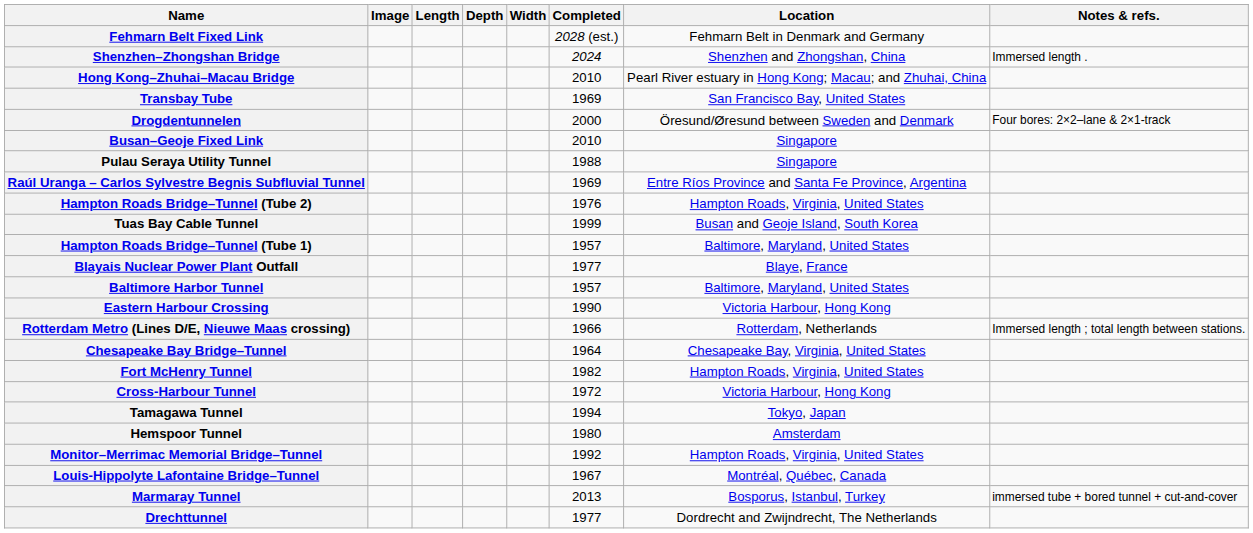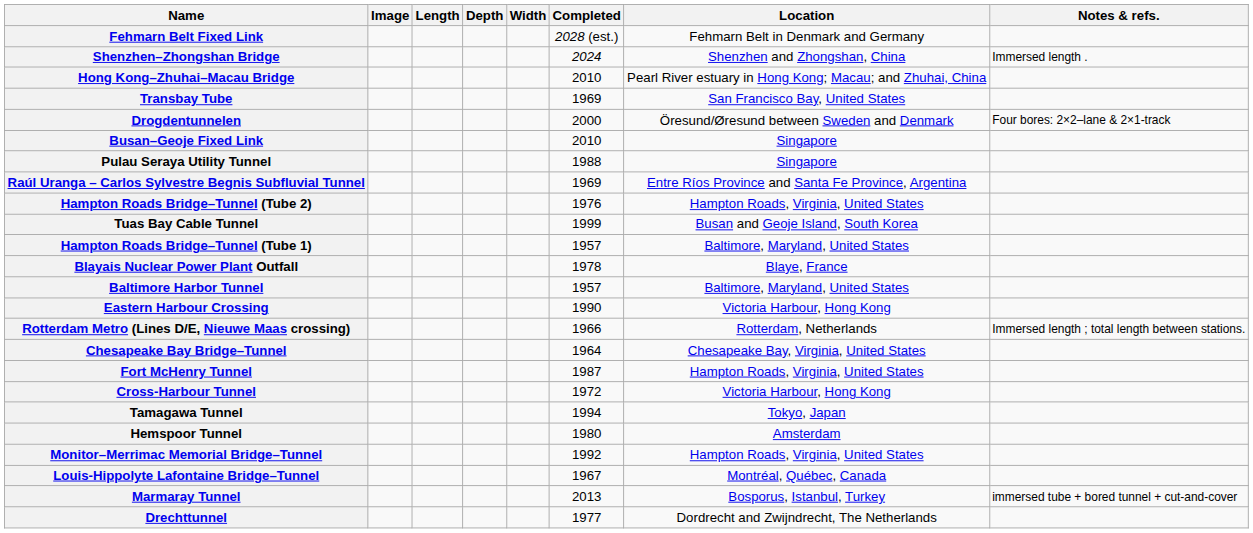(587, 266) 1977 -> (587, 266) 1978
(587, 371) 1982 -> (587, 371) 1987
